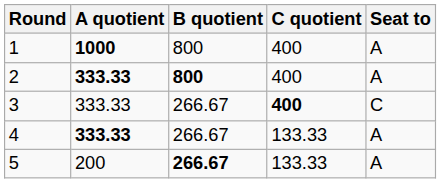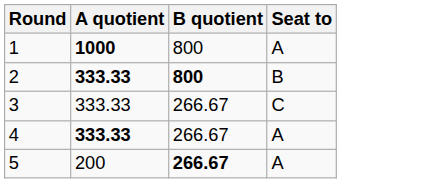- column: (316, 18)
(376, 76) A -> (277, 76) B
